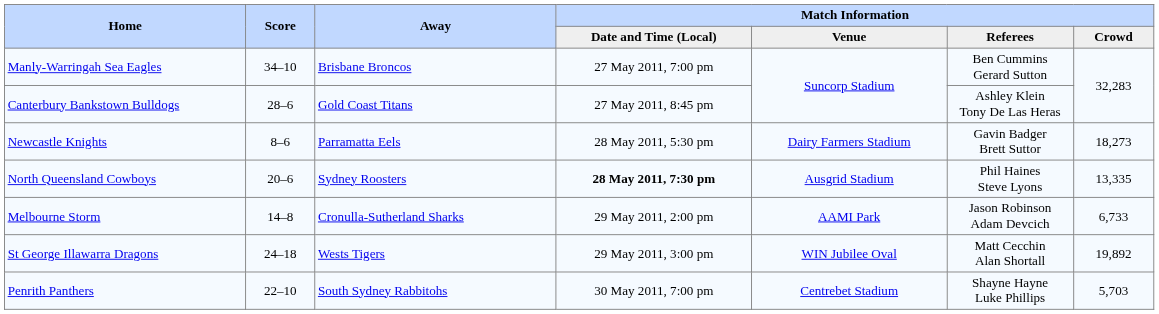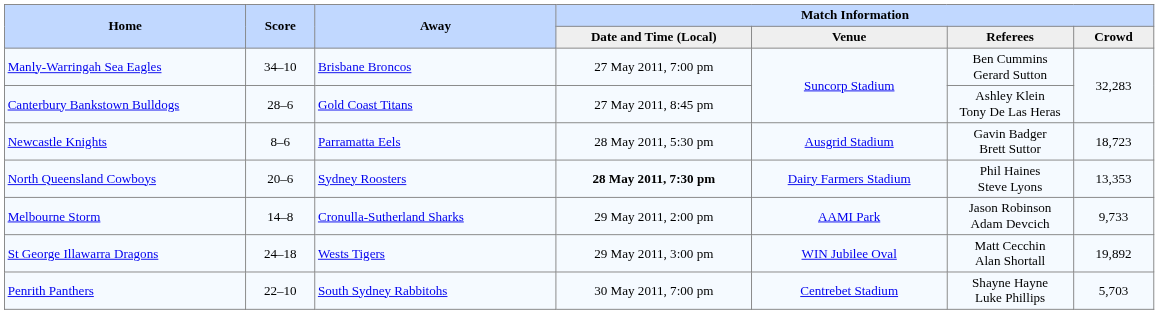(849, 141) Dairy Farmers Stadium -> (849, 141) Ausgrid Stadium
(1114, 141) 18,273 -> (1114, 141) 18,723
(849, 178) Ausgrid Stadium -> (849, 178) Dairy Farmers Stadium
(1114, 178) 13,335 -> (1114, 178) 13,353
(1114, 216) 6,733 -> (1114, 216) 9,733
